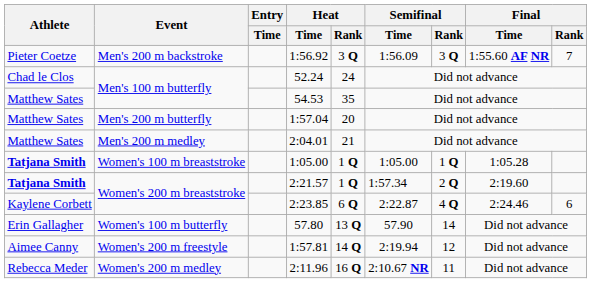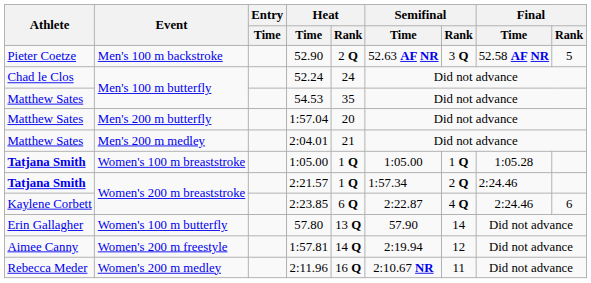+ row: (309, 56)
- row: (309, 56)
(509, 183) 2:19.60 -> (498, 183) 2:24.46
